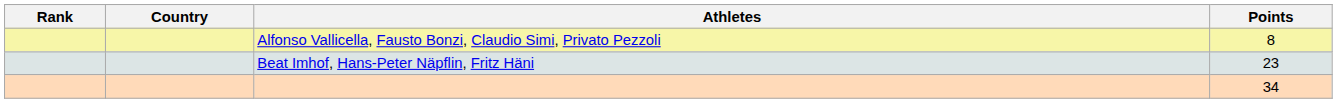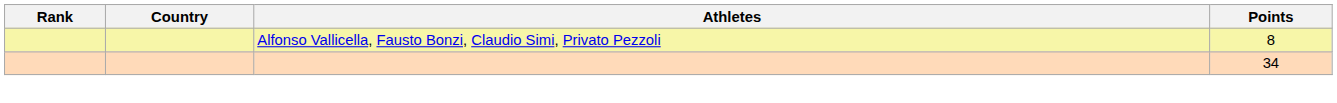- row: (396, 63)
